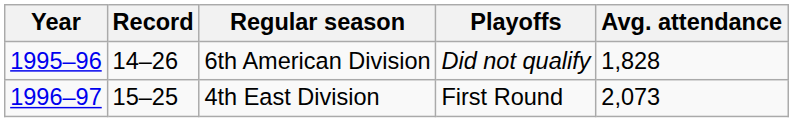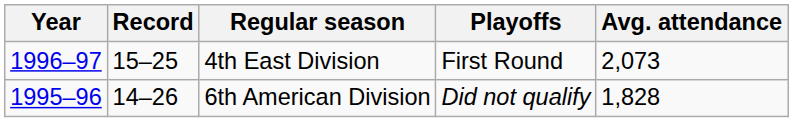rows swapped: (318, 60) <-> (292, 97)
